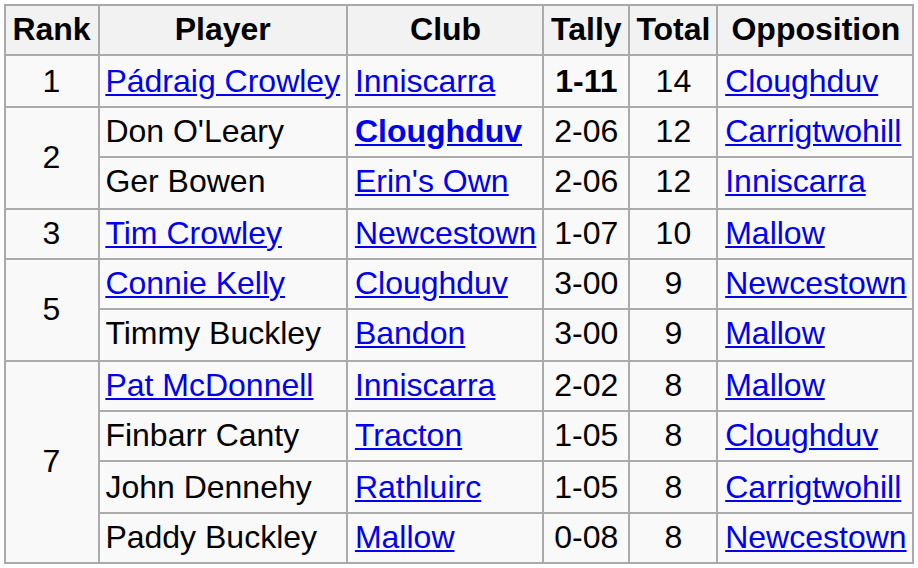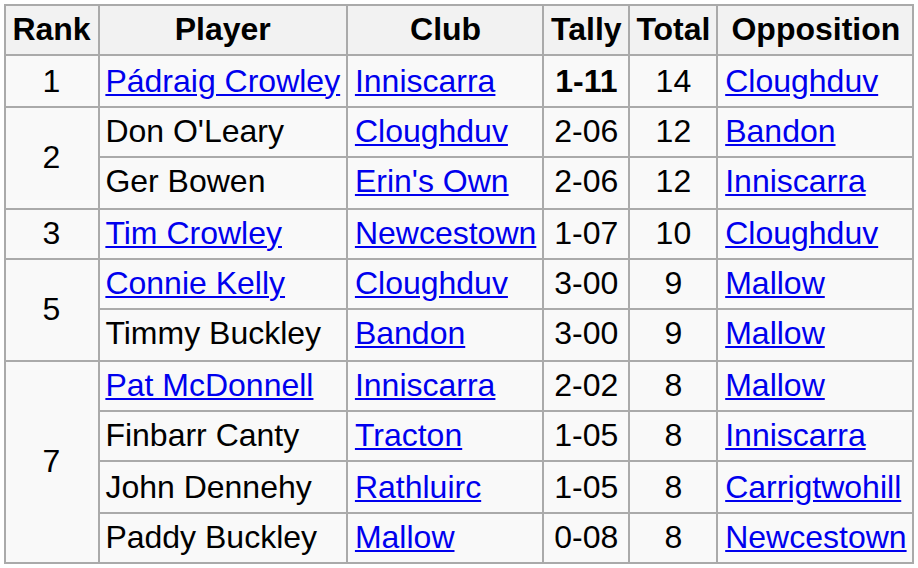(438, 131) bold -> (431, 131) normal
(813, 131) Carrigtwohill -> (780, 131) Bandon
(775, 232) Mallow -> (802, 232) Cloughduv
(816, 283) Newcestown -> (775, 283) Mallow
(802, 435) Cloughduv -> (795, 435) Inniscarra
